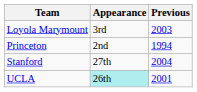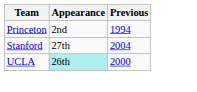- row: (47, 29)
(162, 78) 2001 -> (120, 62) 2000
